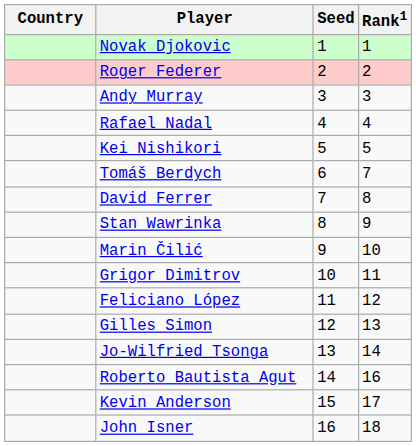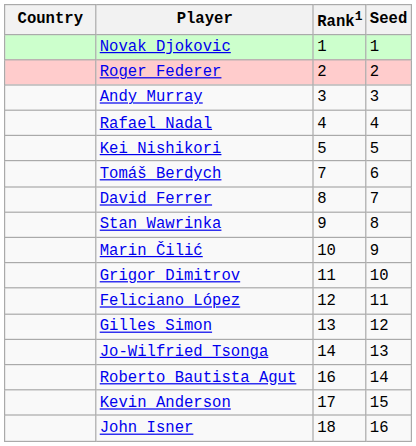columns swapped: (385, 19) <-> (336, 19)
